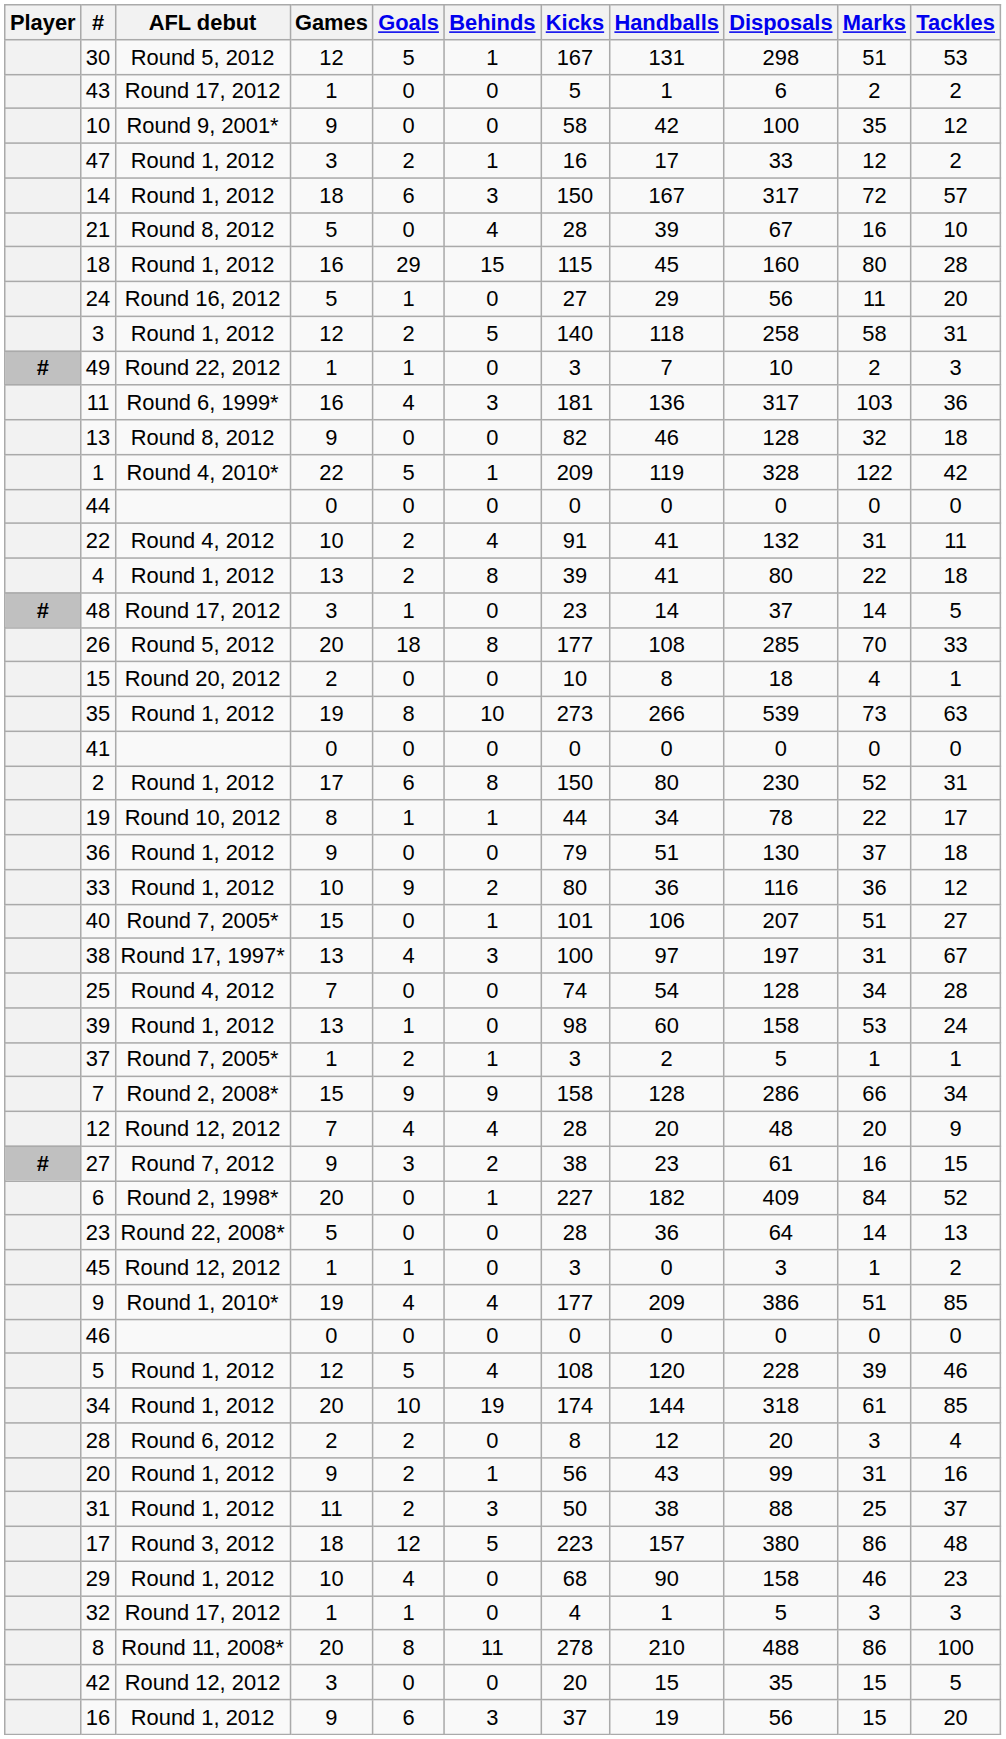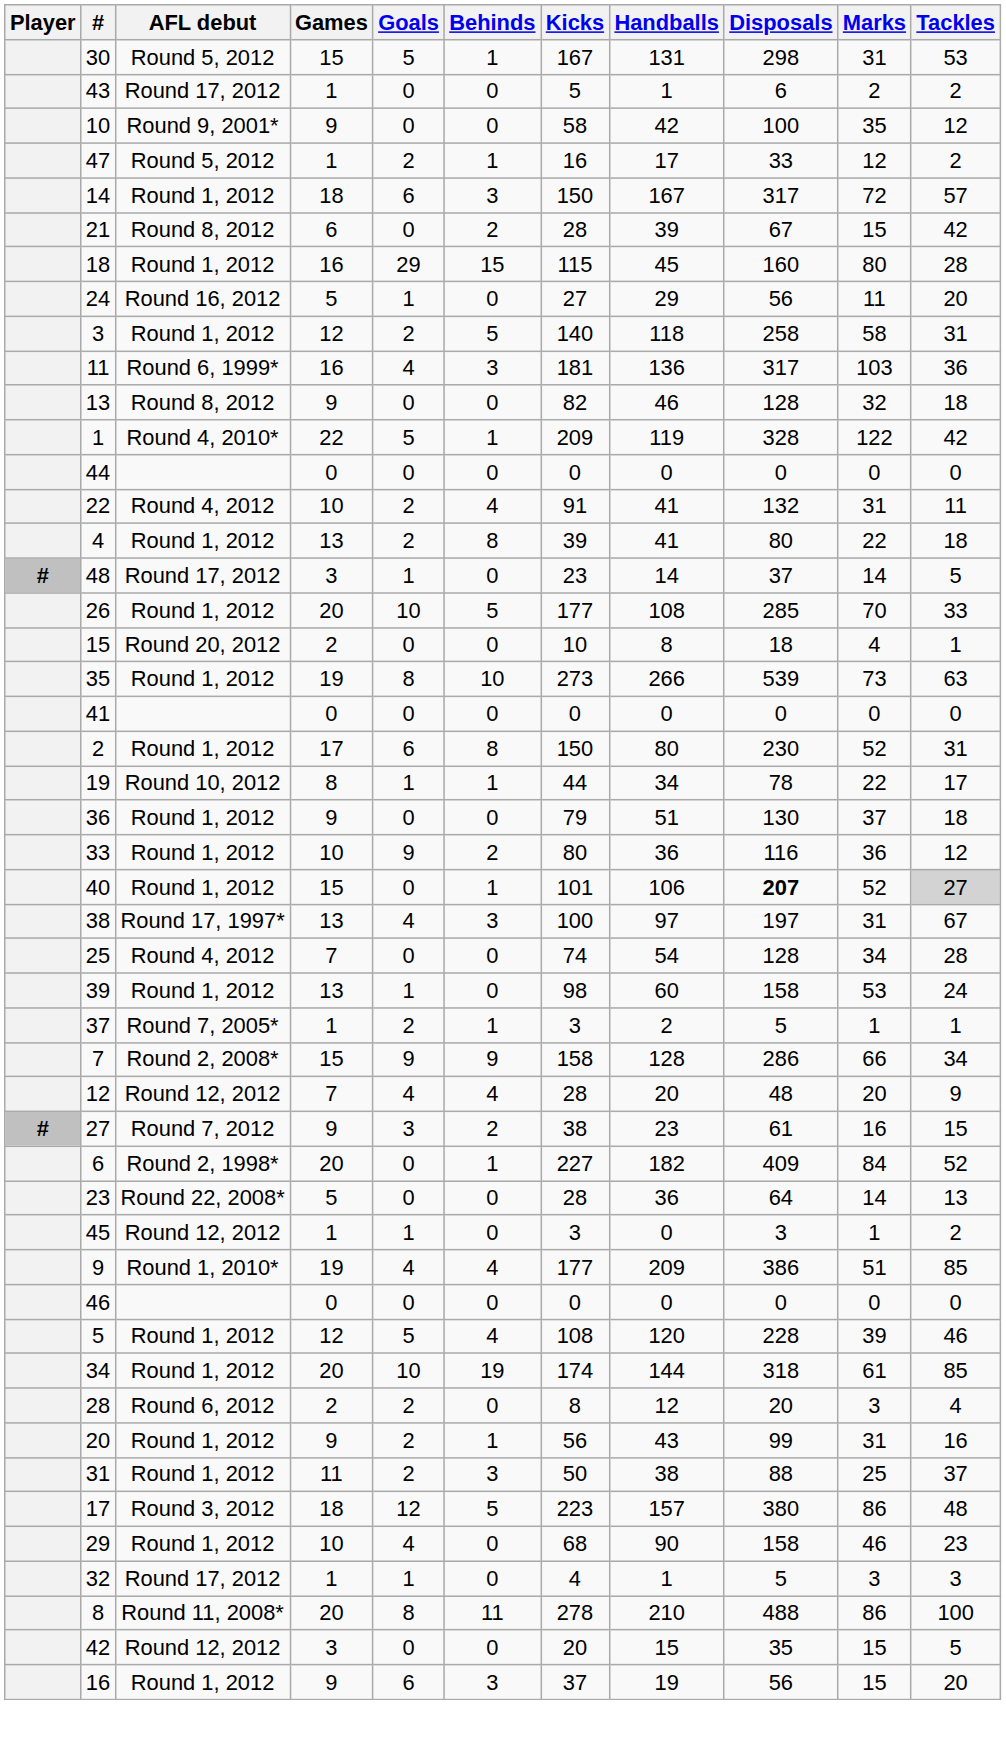(331, 57) 12 -> (331, 57) 15
(874, 57) 51 -> (874, 57) 31
(203, 161) Round 1, 2012 -> (203, 161) Round 5, 2012
(331, 161) 3 -> (331, 161) 1
(331, 230) 5 -> (331, 230) 6
(492, 230) 4 -> (492, 230) 2
(874, 230) 16 -> (874, 230) 15
(956, 230) 10 -> (956, 230) 42
- row: (98, 368)
(203, 645) Round 5, 2012 -> (203, 610) Round 1, 2012
(409, 645) 18 -> (409, 610) 10
(492, 645) 8 -> (492, 610) 5
(203, 922) Round 7, 2005* -> (203, 887) Round 1, 2012
(781, 922) normal -> (781, 887) bold
(874, 922) 51 -> (874, 887) 52
(956, 922) no background -> (956, 887) lightgrey background
